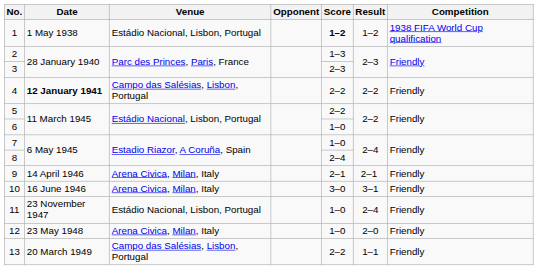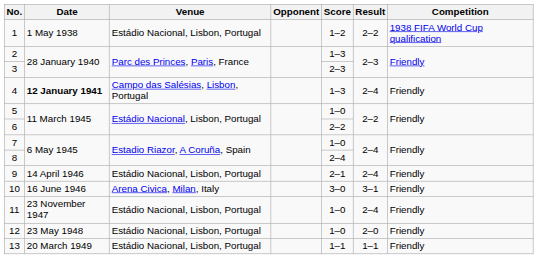(337, 33) bold -> (337, 33) normal
(370, 33) 1–2 -> (370, 33) 2–2
(337, 90) 2–2 -> (337, 90) 1–3
(370, 90) 2–2 -> (370, 90) 2–4
(337, 111) 2–2 -> (337, 111) 1–0
(337, 127) 1–0 -> (337, 127) 2–2
(165, 173) Arena Civica, Milan, Italy -> (186, 173) Estádio Nacional, Lisbon, Portugal
(370, 173) 2–1 -> (370, 173) 2–4
(165, 230) Arena Civica, Milan, Italy -> (186, 230) Estádio Nacional, Lisbon, Portugal
(175, 251) Campo das Salésias, Lisbon, Portugal -> (186, 246) Estádio Nacional, Lisbon, Portugal
(337, 251) 2–2 -> (337, 246) 1–1
